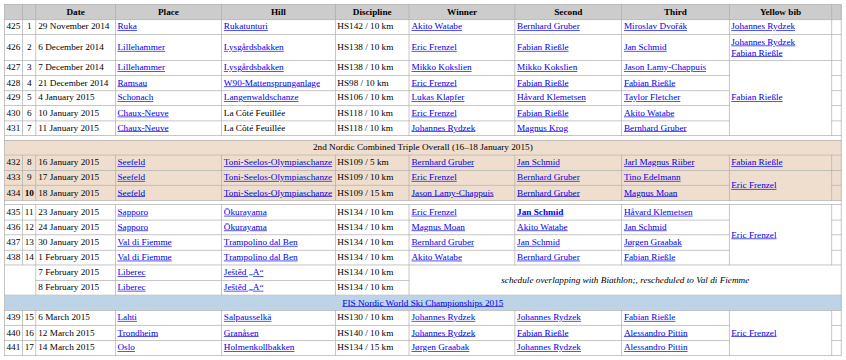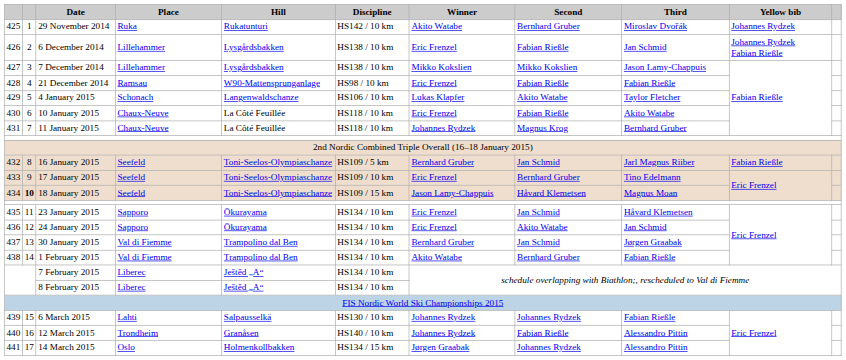(552, 97) Håvard Klemetsen -> (542, 97) Akito Watabe
(548, 192) Bernhard Gruber -> (552, 192) Håvard Klemetsen
(540, 212) bold -> (538, 212) normal
(438, 227) Magnus Moan -> (434, 227) Eric Frenzel
